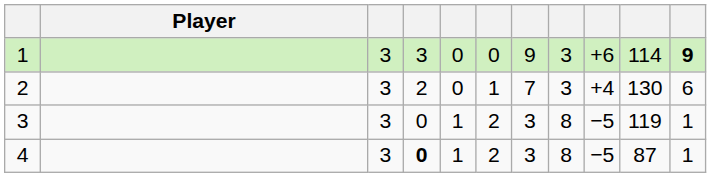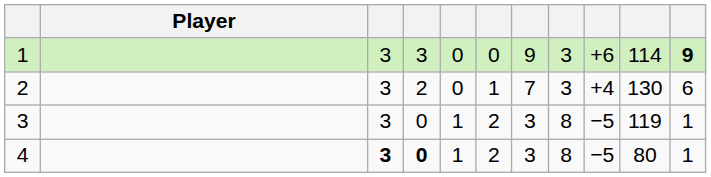(385, 155) normal -> (385, 155) bold
(645, 155) 87 -> (645, 155) 80
